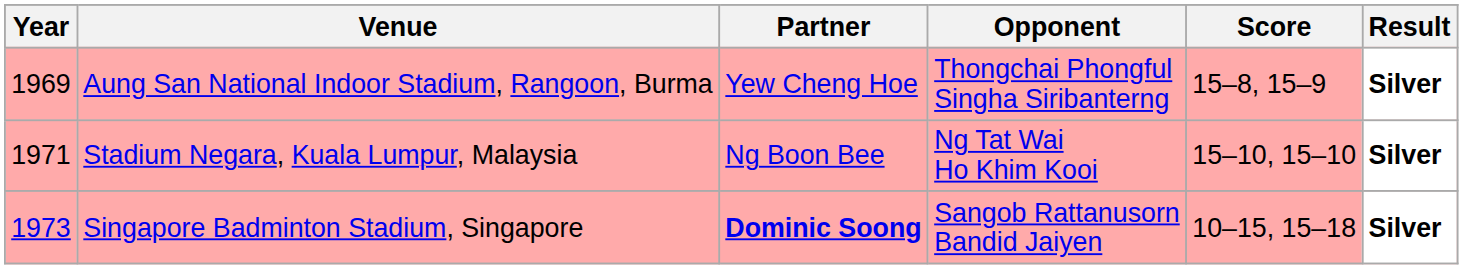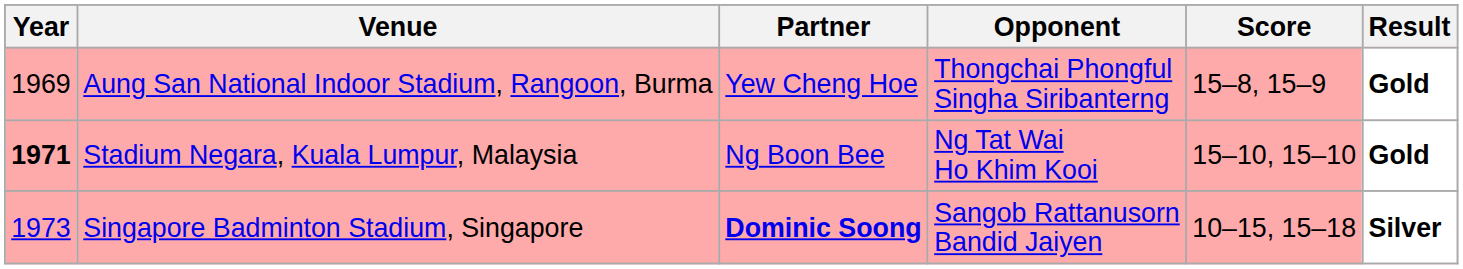(1405, 84) Silver -> (1399, 84) Gold
(41, 156) normal -> (41, 156) bold
(1405, 156) Silver -> (1399, 156) Gold
